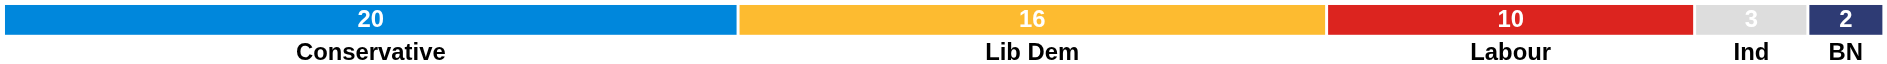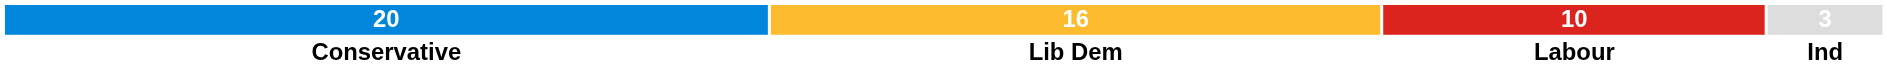- column: (1846, 19)
